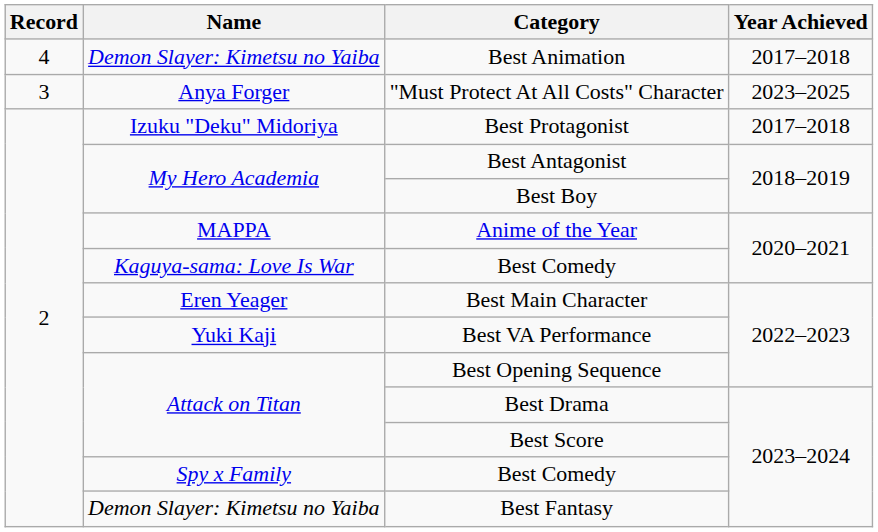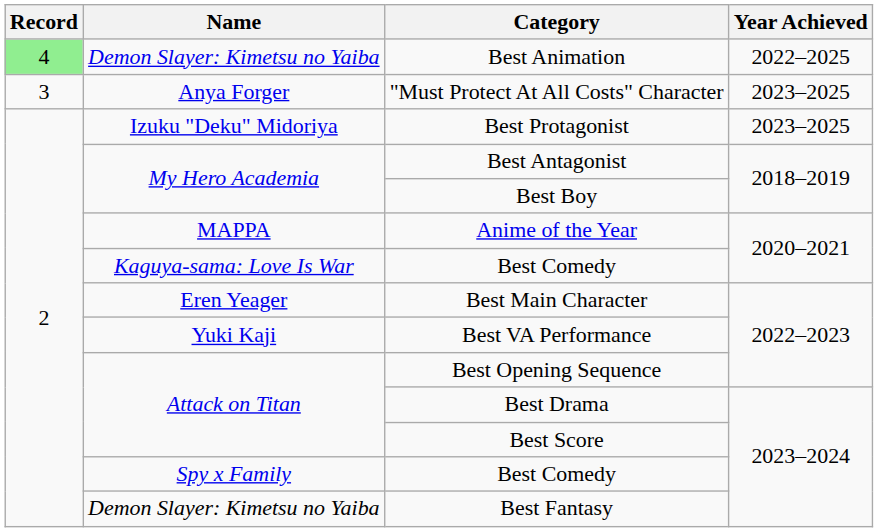(44, 56) no background -> (44, 56) lightgreen background
(801, 56) 2017–2018 -> (801, 56) 2022–2025
(801, 126) 2017–2018 -> (801, 126) 2023–2025
